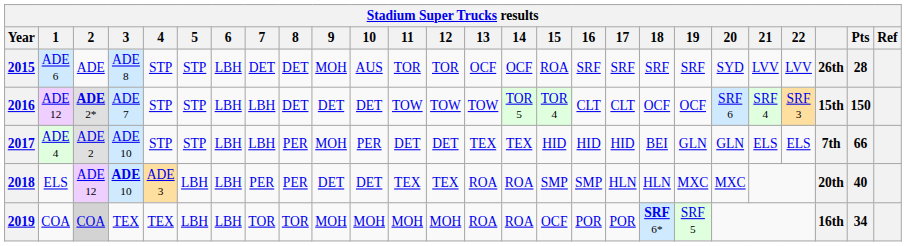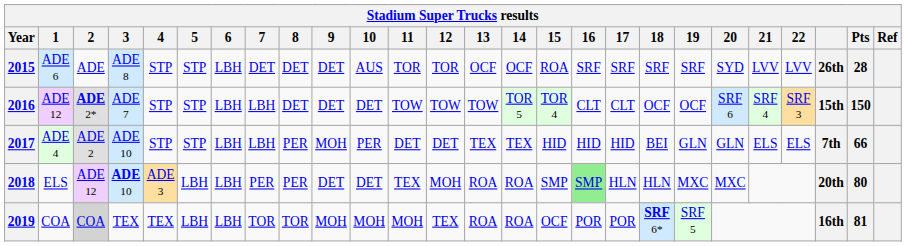(331, 68) MOH -> (331, 68) DET
(445, 182) TEX -> (445, 182) MOH
(589, 182) no background -> (589, 182) lightgreen background
(861, 182) 40 -> (861, 182) 80
(445, 221) MOH -> (445, 221) TEX
(861, 221) 34 -> (861, 221) 81
